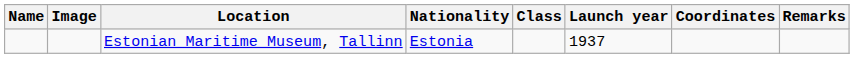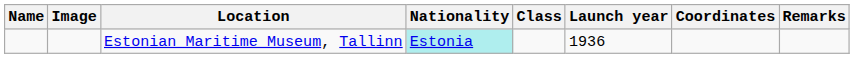(441, 41) no background -> (441, 41) paleturquoise background
(587, 41) 1937 -> (587, 41) 1936
